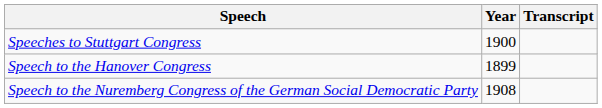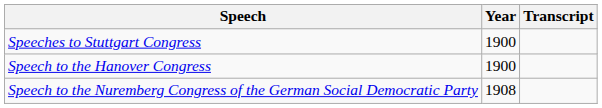(501, 66) 1899 -> (501, 66) 1900
